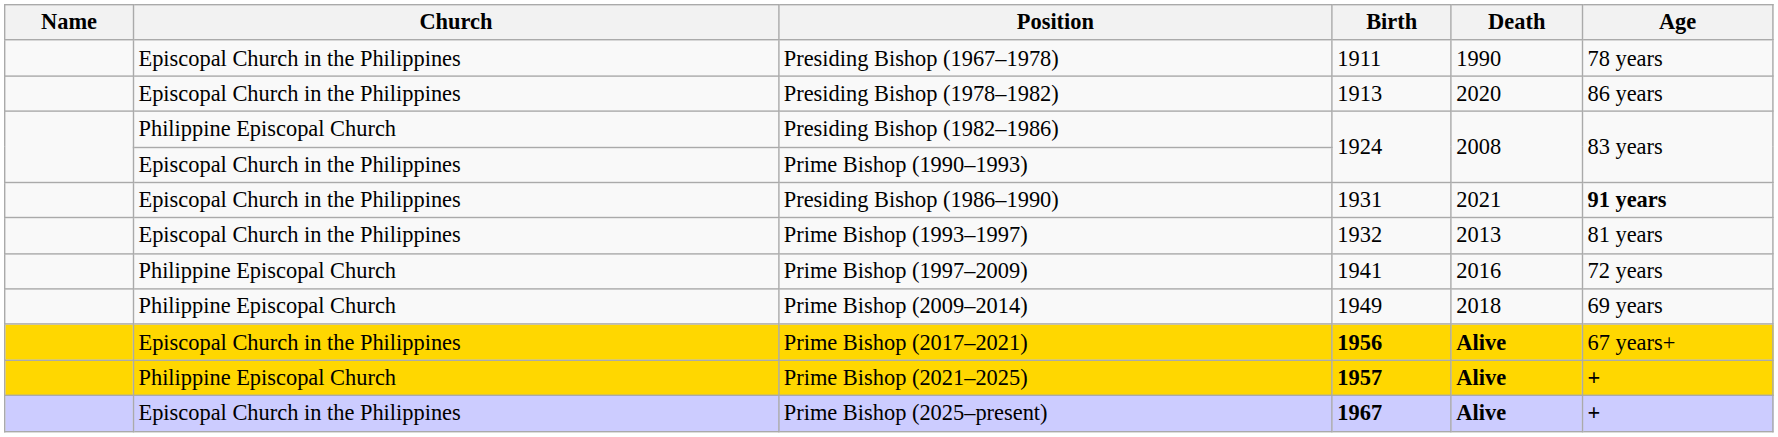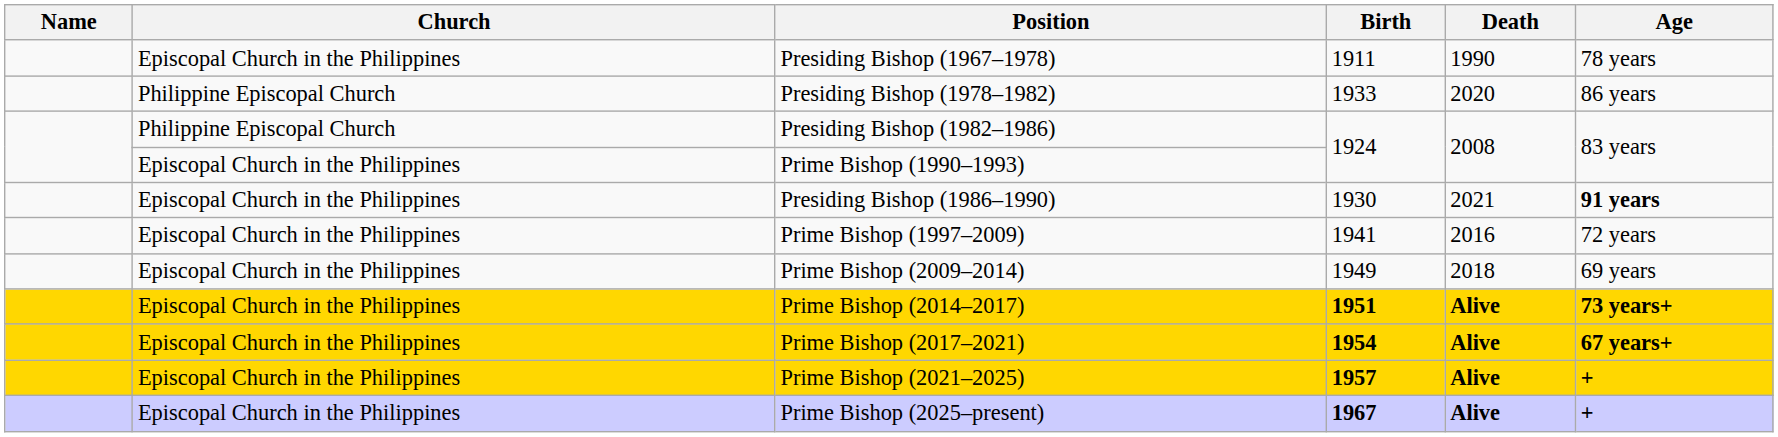(300, 93) Episcopal Church in the Philippines -> (267, 93) Philippine Episcopal Church
(1360, 93) 1913 -> (1354, 93) 1933
(1360, 199) 1931 -> (1354, 199) 1930
- row: (906, 235)
(267, 270) Philippine Episcopal Church -> (299, 235) Episcopal Church in the Philippines
(267, 306) Philippine Episcopal Church -> (299, 270) Episcopal Church in the Philippines
+ row: (902, 306)
(1360, 341) 1956 -> (1354, 341) 1954
(1631, 341) normal -> (1627, 341) bold
(267, 377) Philippine Episcopal Church -> (299, 377) Episcopal Church in the Philippines
